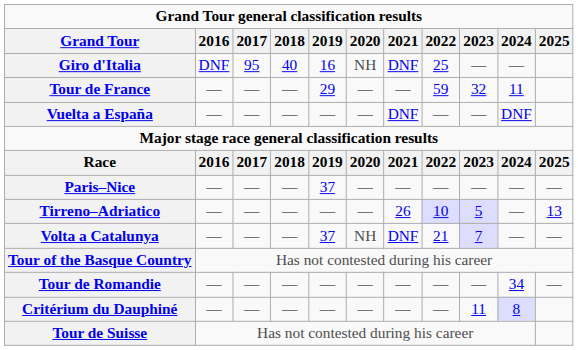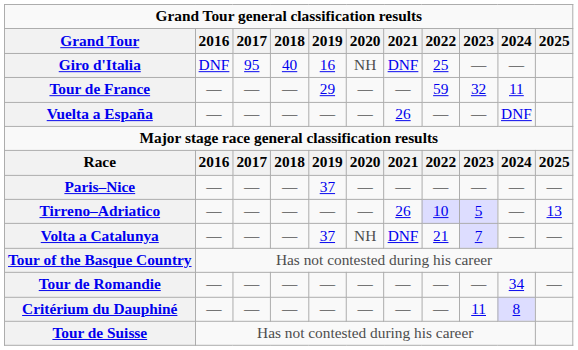(403, 114) DNF -> (403, 114) 26
